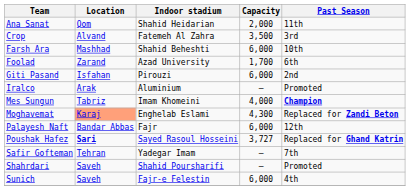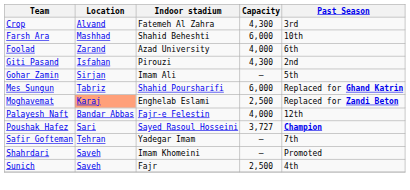- row: (28, 24)
(261, 37) 3,500 -> (261, 24) 4,300
(261, 62) 1,700 -> (261, 50) 4,000
(261, 75) 6,000 -> (261, 62) 4,300
+ row: (32, 75)
- row: (21, 88)
(169, 101) Imam Khomeini -> (181, 88) Shahid Poursharifi
(261, 101) 4,000 -> (261, 88) 6,000
(303, 101) Champion -> (344, 88) Replaced for Ghand Katrin
(261, 114) 4,300 -> (261, 101) 2,500
(147, 127) Fajr -> (174, 114) Fajr-e Felestin
(261, 127) 6,000 -> (261, 114) 4,000
(86, 140) bold -> (86, 127) normal
(344, 140) Replaced for Ghand Katrin -> (303, 127) Champion
(181, 166) Shahid Poursharifi -> (169, 153) Imam Khomeini
(174, 179) Fajr-e Felestin -> (147, 166) Fajr
(261, 179) 6,000 -> (261, 166) 2,500
